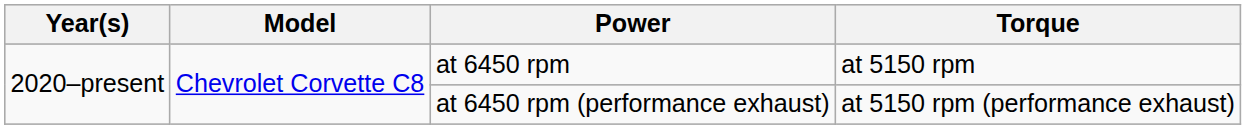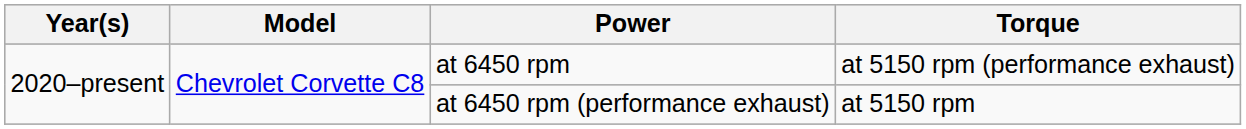(908, 64) at 5150 rpm -> (1038, 64) at 5150 rpm (performance exhaust)
(1038, 104) at 5150 rpm (performance exhaust) -> (908, 104) at 5150 rpm
